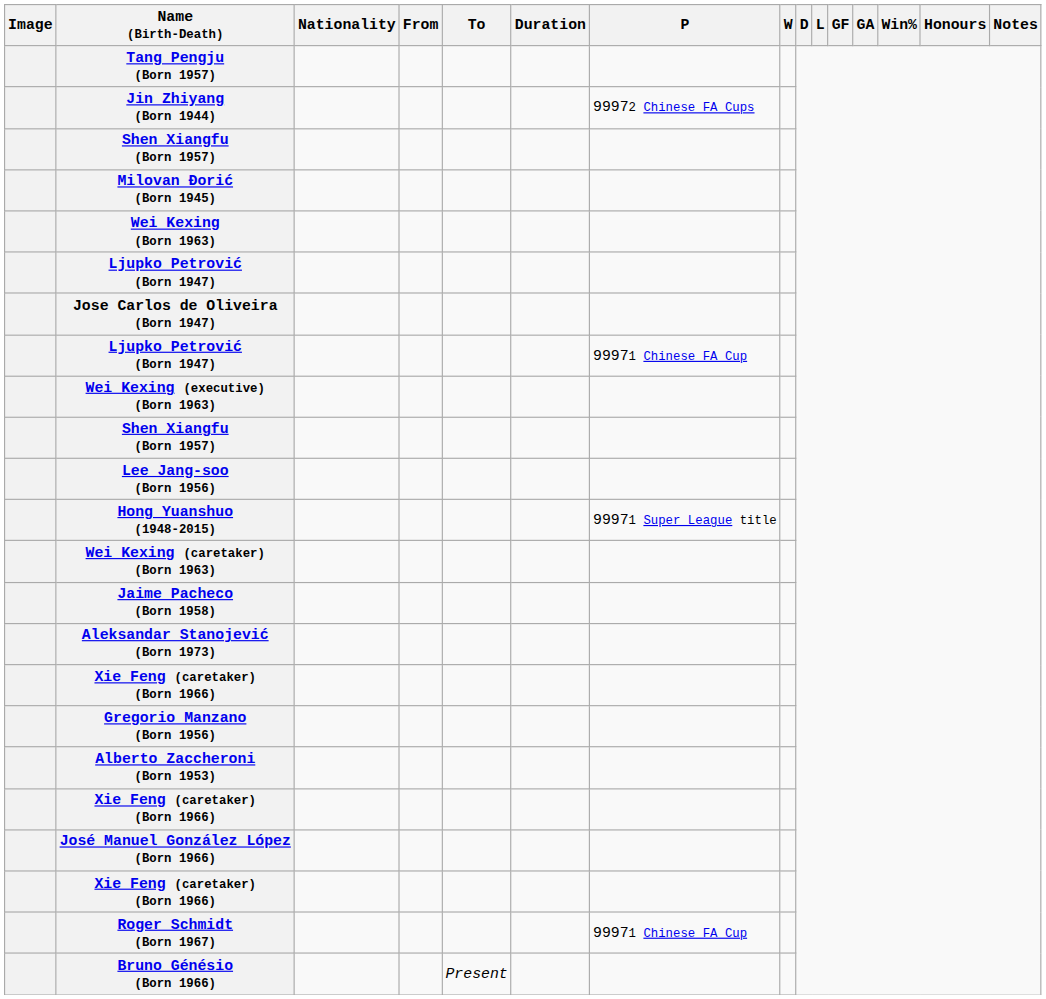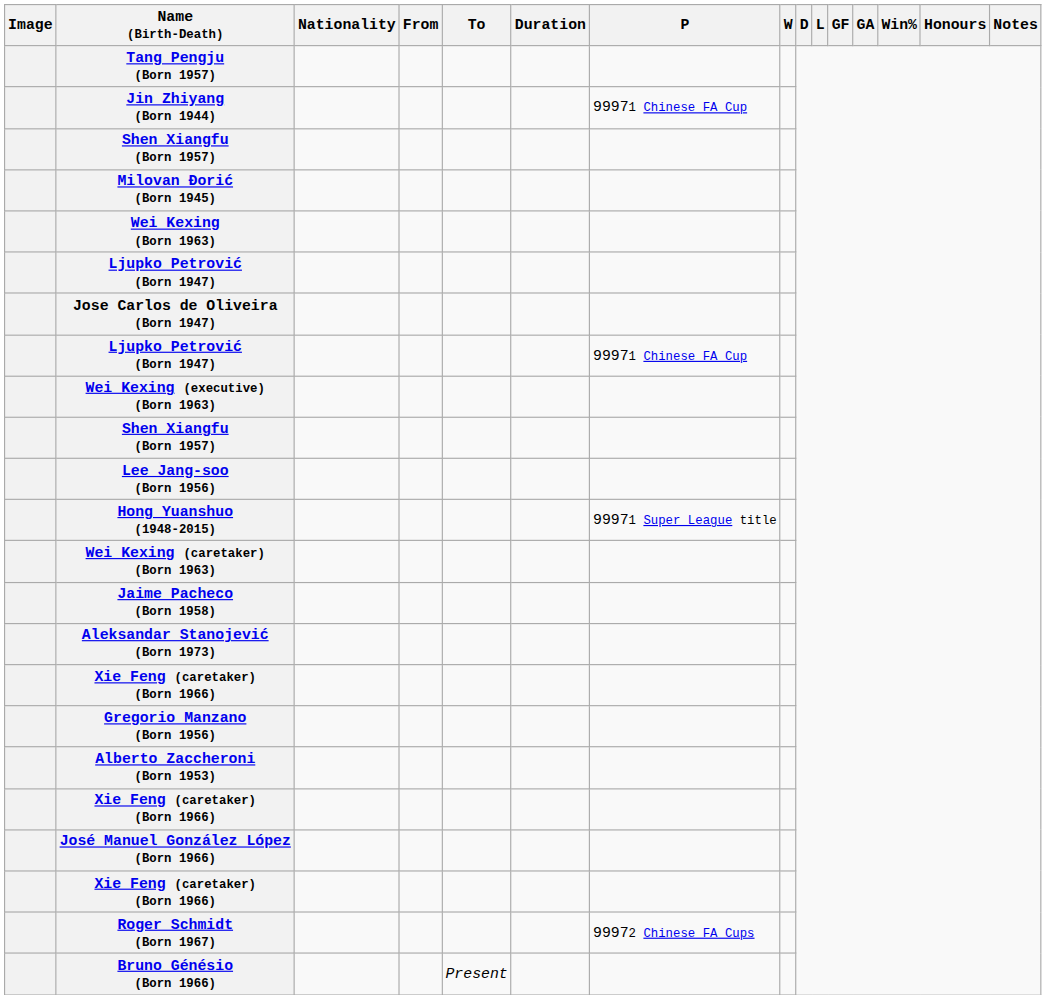(674, 108) 99972 Chinese FA Cups -> (670, 108) 99971 Chinese FA Cup
(670, 933) 99971 Chinese FA Cup -> (674, 933) 99972 Chinese FA Cups
